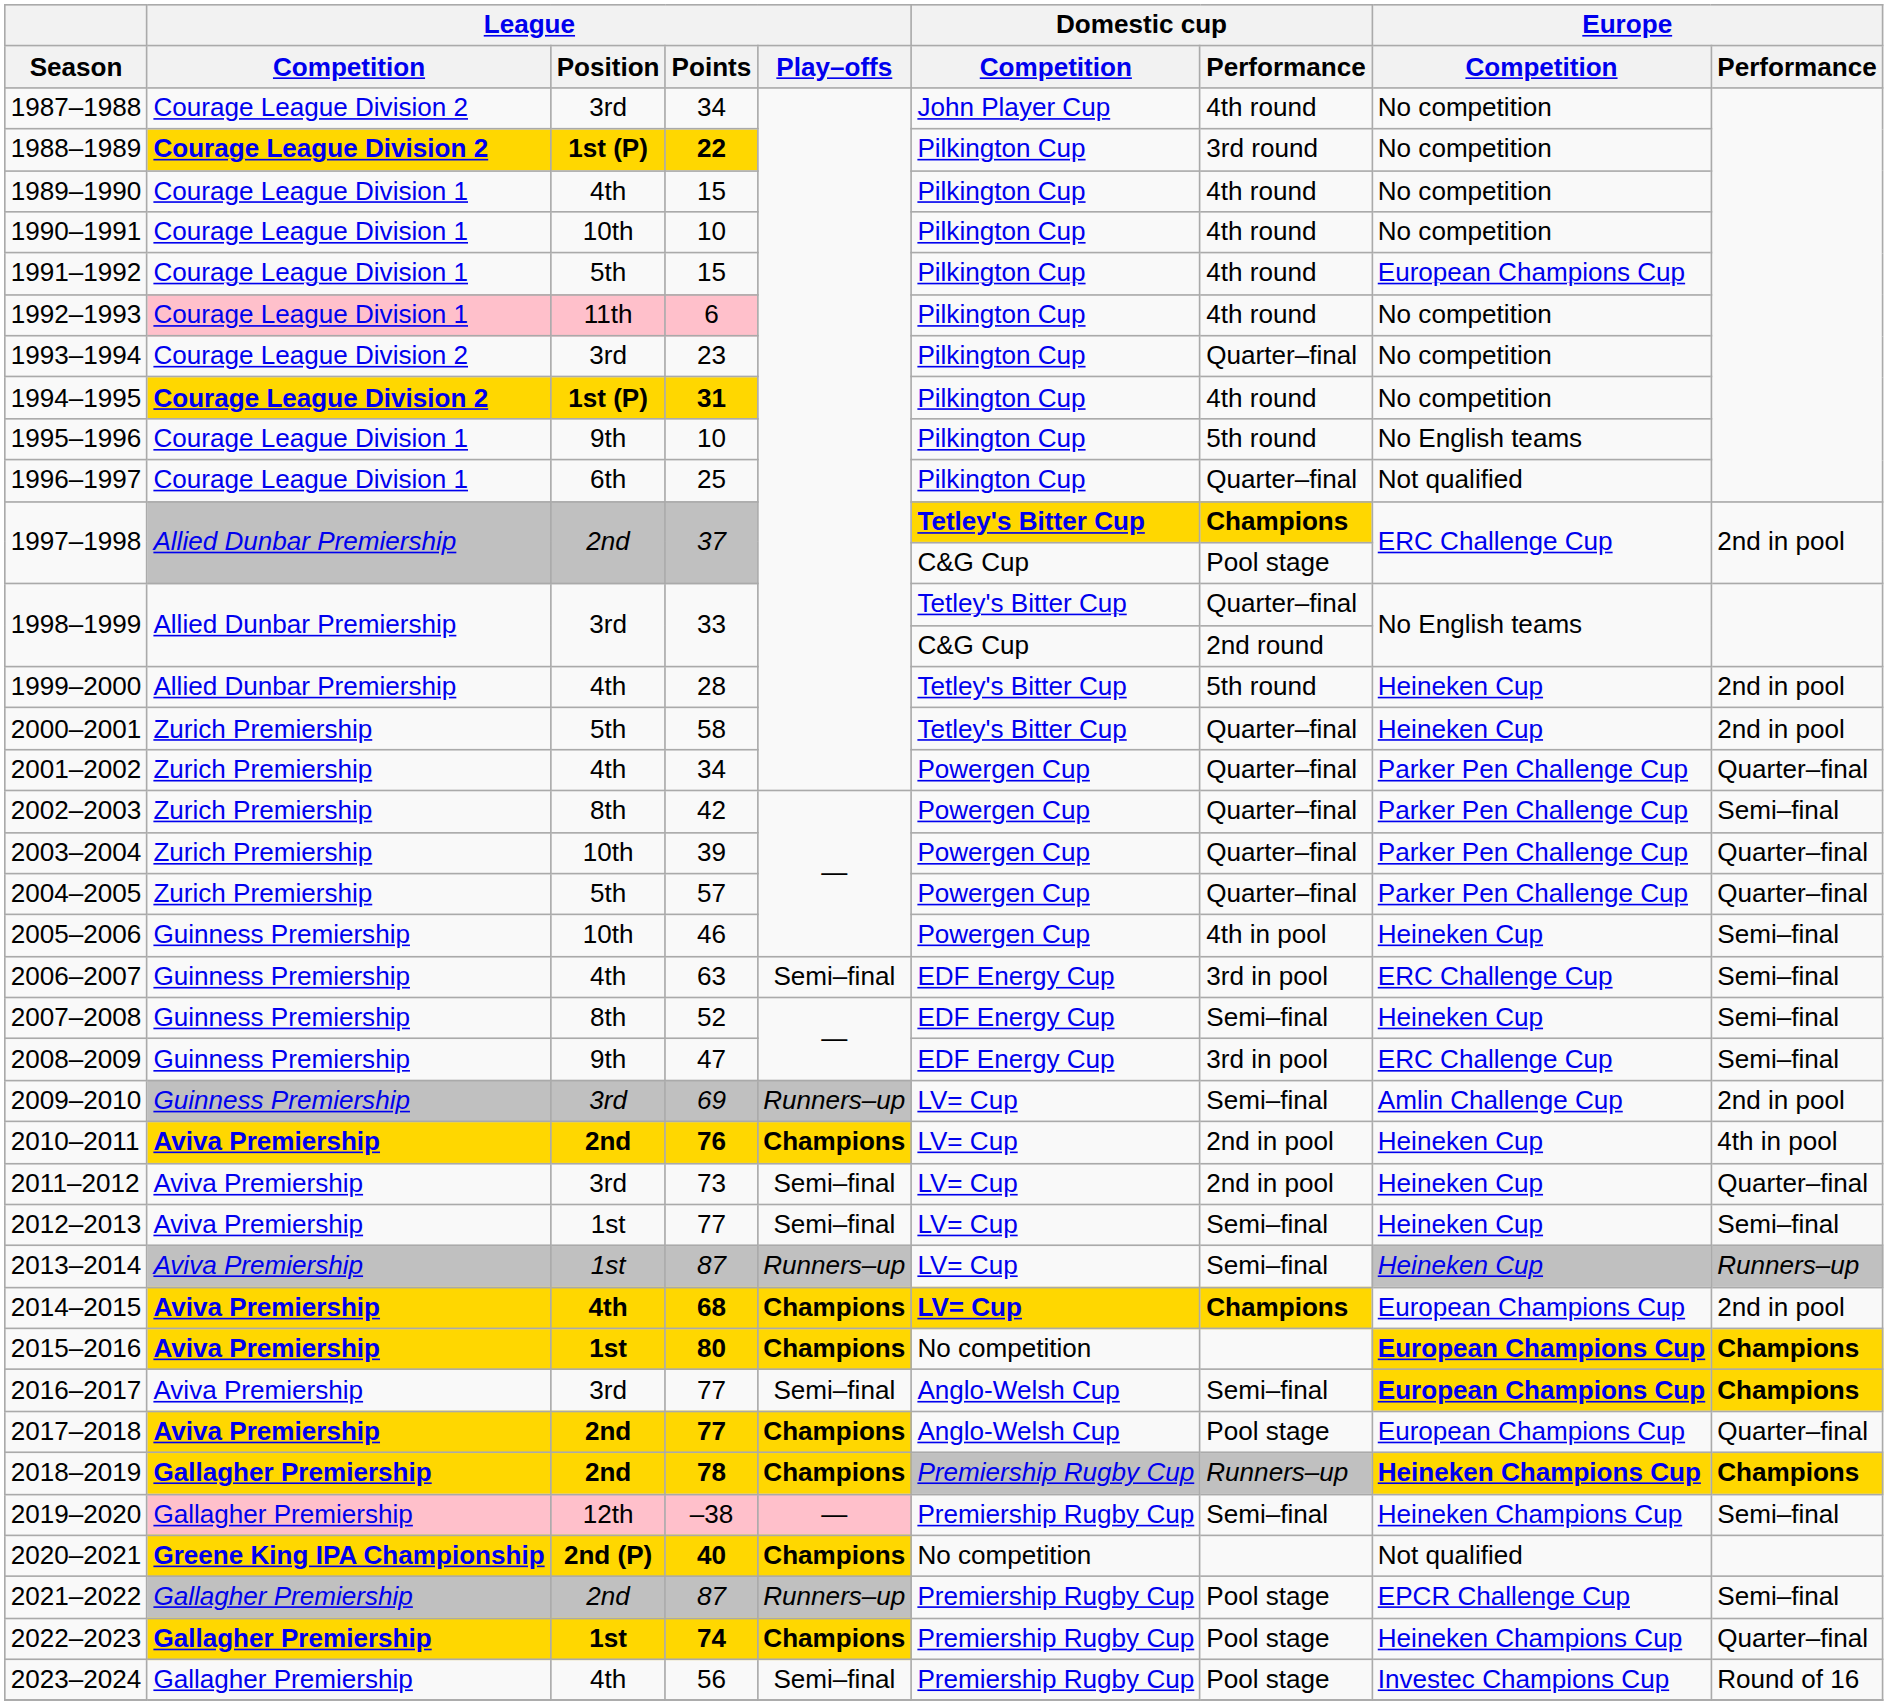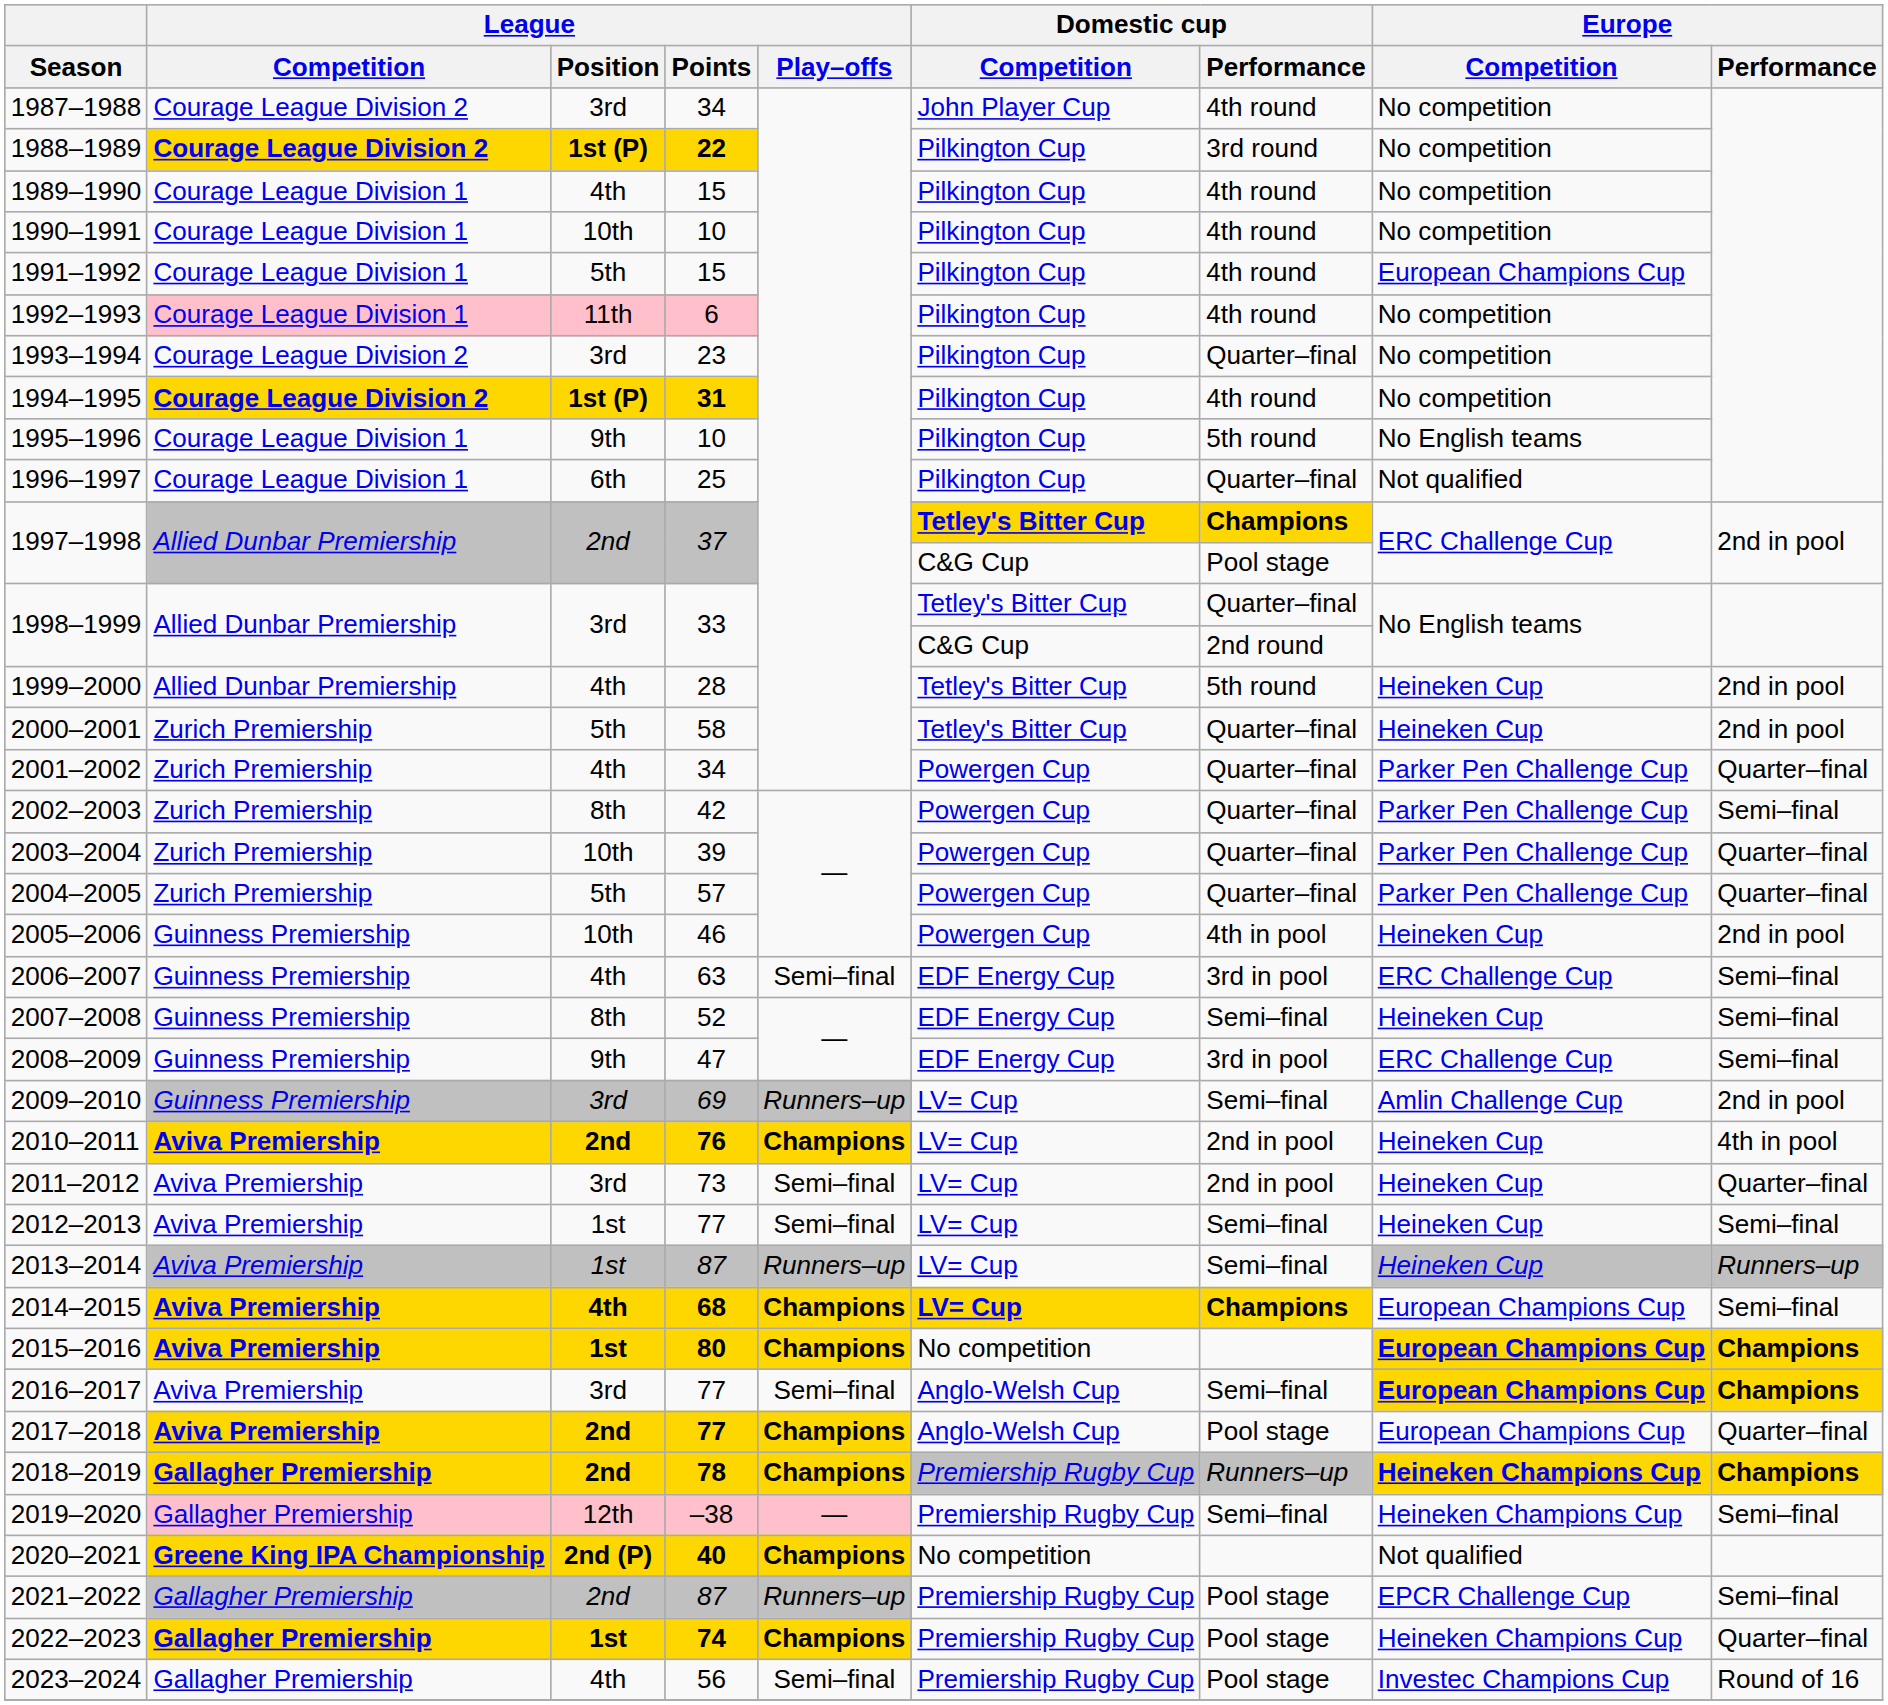(1778, 935) Semi–final -> (1781, 935) 2nd in pool
(1781, 1307) 2nd in pool -> (1778, 1307) Semi–final
